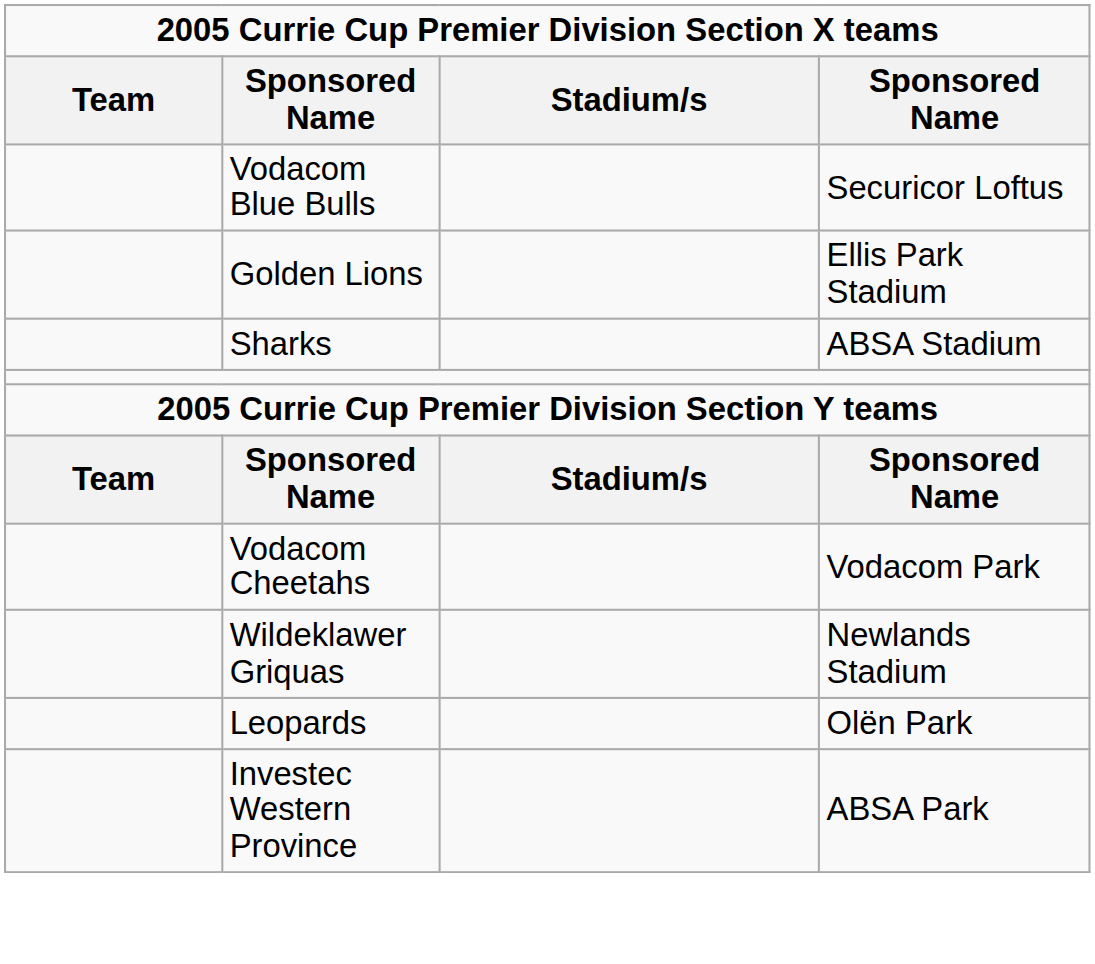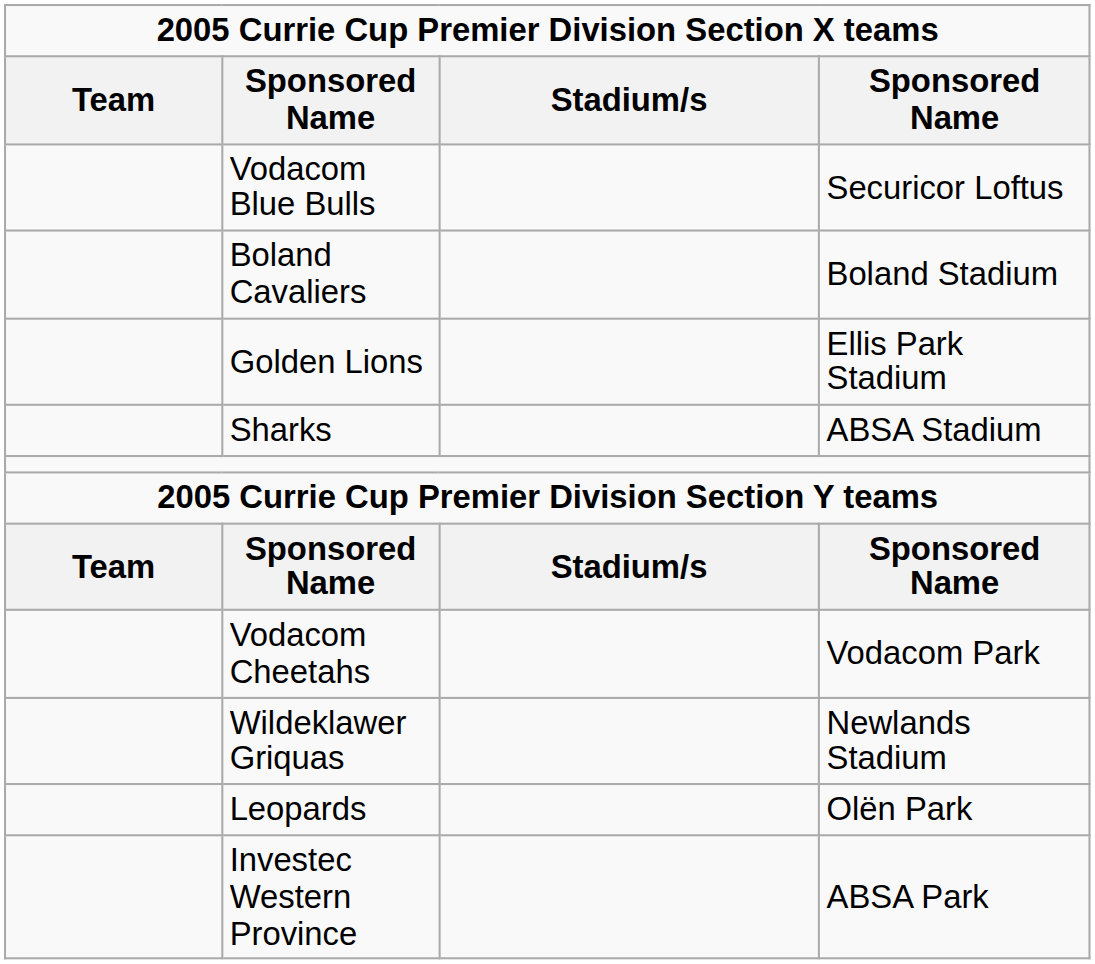+ row: (298, 274)
